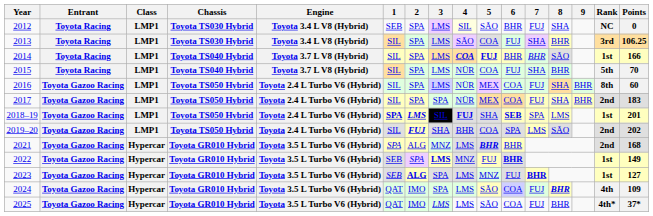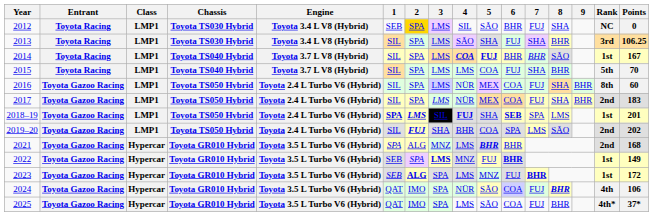(417, 26) no background -> (417, 26) gold background
(465, 26) lightyellow background -> (465, 26) no background
(489, 41) COA -> (489, 41) SHA
(634, 55) 166 -> (634, 55) 167
(465, 70) NÜR -> (465, 70) LMS
(441, 100) SPA -> (441, 100) LMS
(634, 174) 127 -> (634, 174) 172
(465, 189) LMS -> (465, 189) NÜR
(634, 189) 109 -> (634, 189) 106
(441, 204) LMS -> (441, 204) SPA
